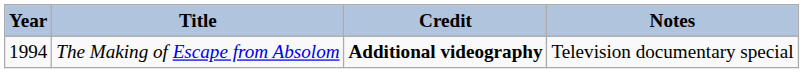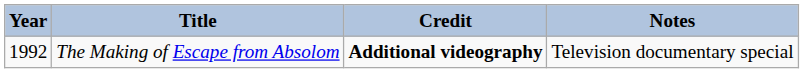(28, 52) 1994 -> (28, 52) 1992
